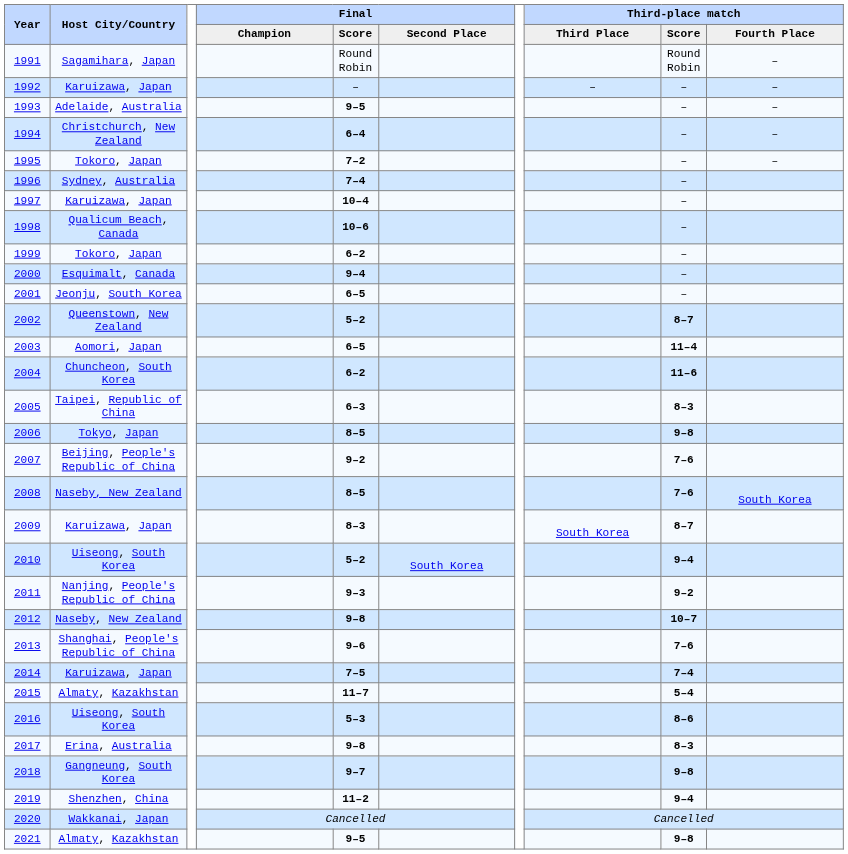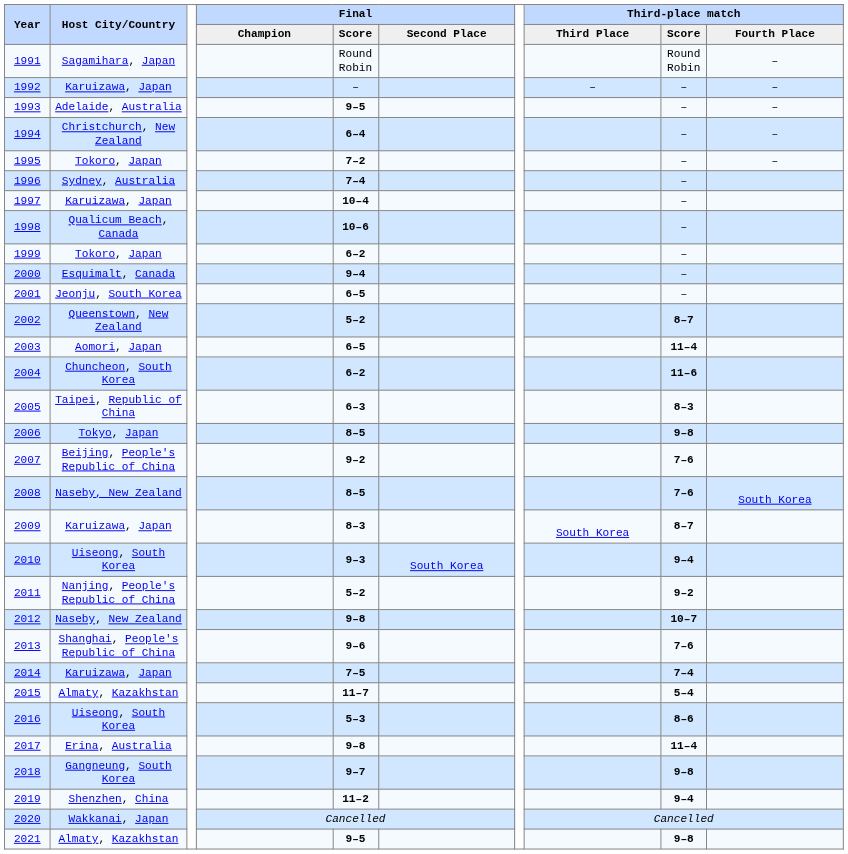(356, 560) 5–2 -> (356, 560) 9–3
(356, 593) 9–3 -> (356, 593) 5–2
(684, 746) 8–3 -> (684, 746) 11–4
